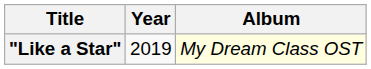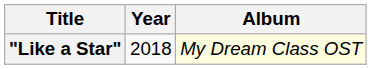(151, 49) 2019 -> (151, 49) 2018
